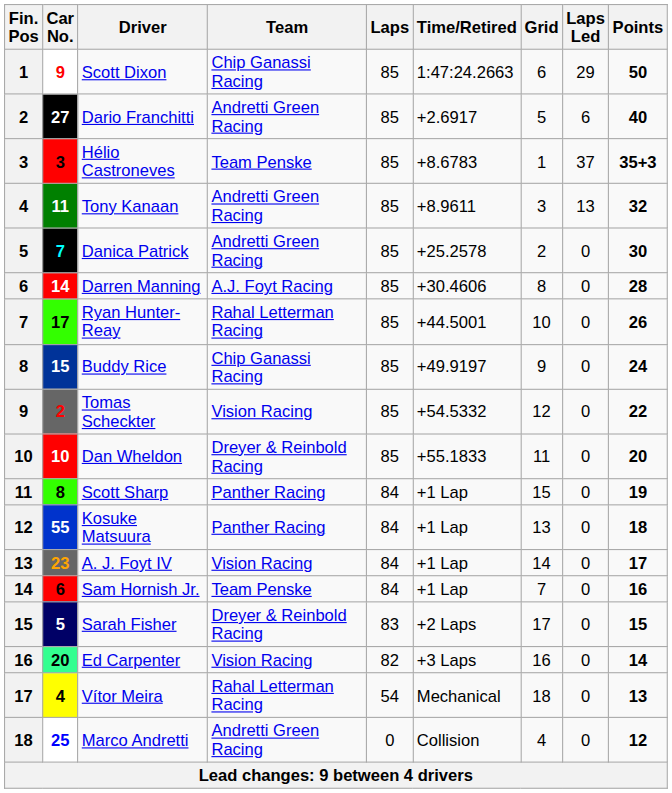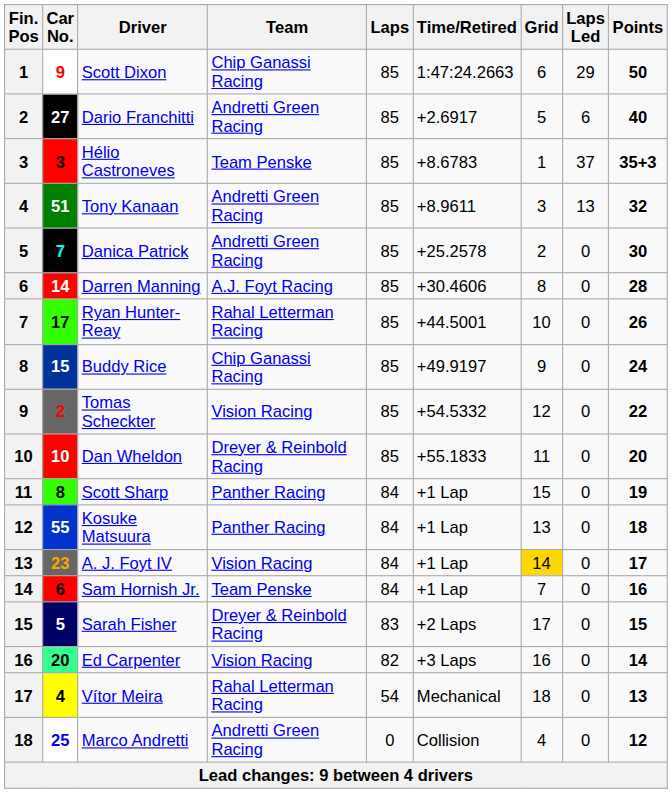(60, 206) 11 -> (60, 206) 51
(542, 563) no background -> (542, 563) gold background
